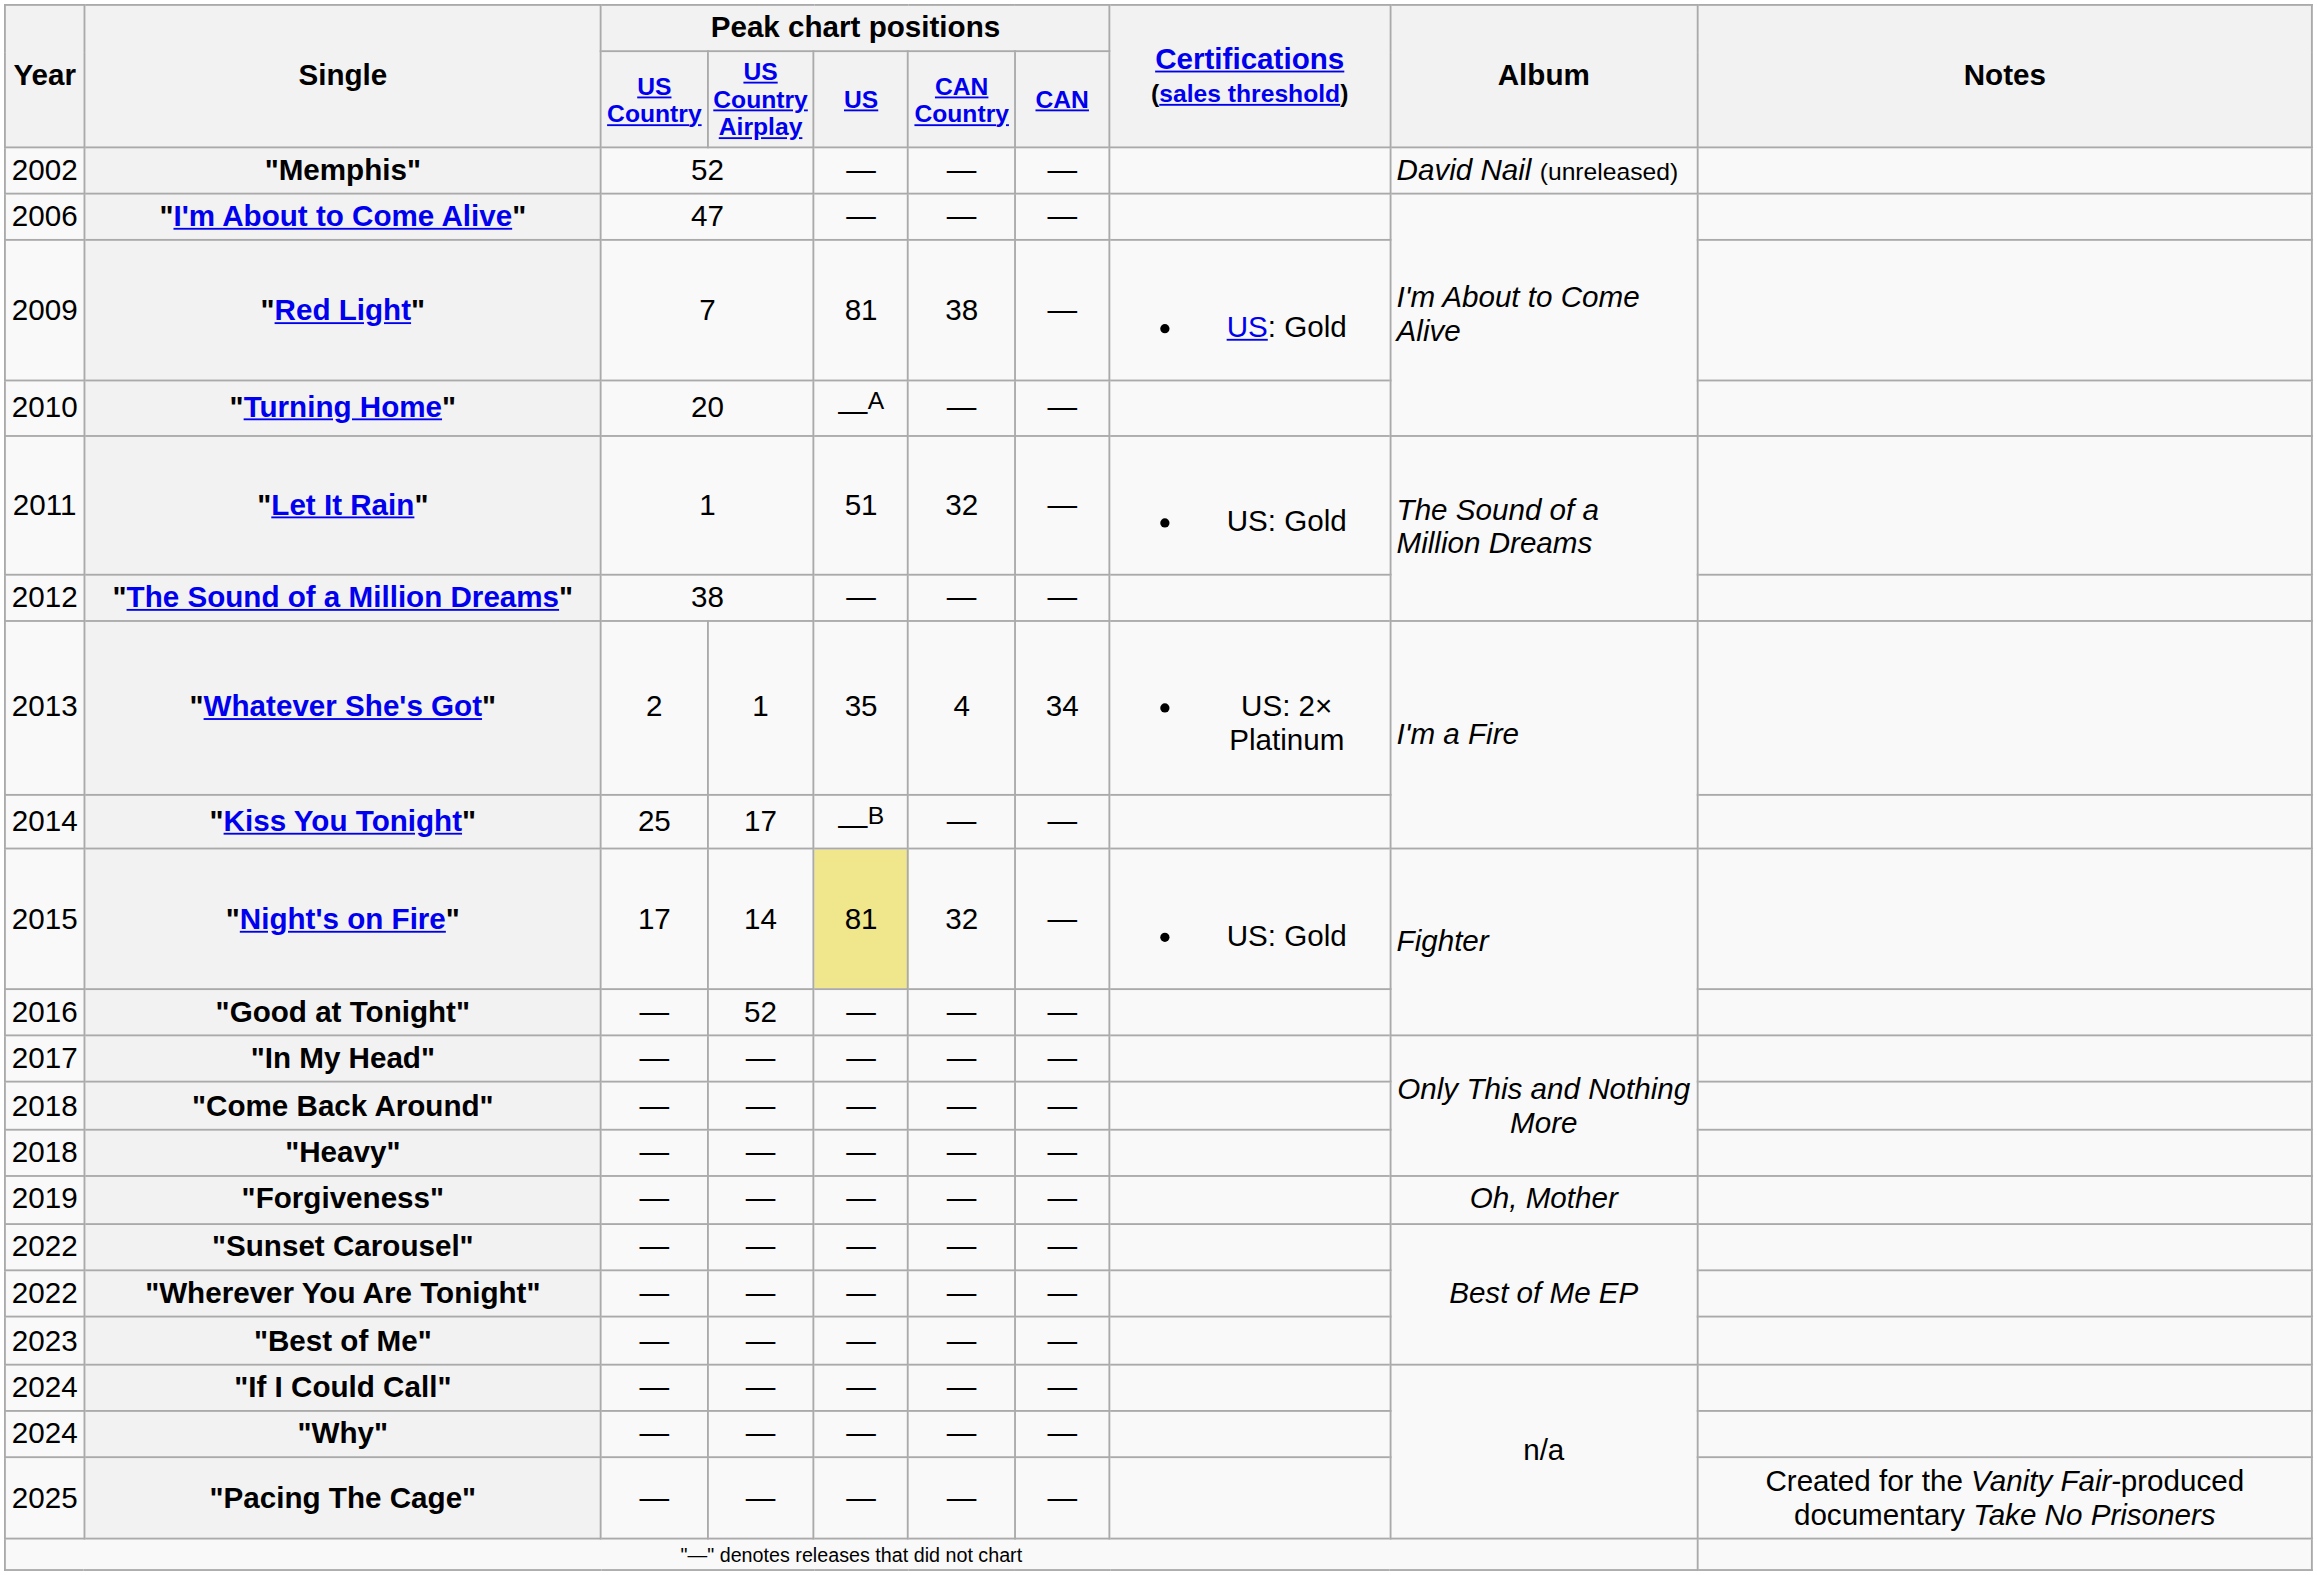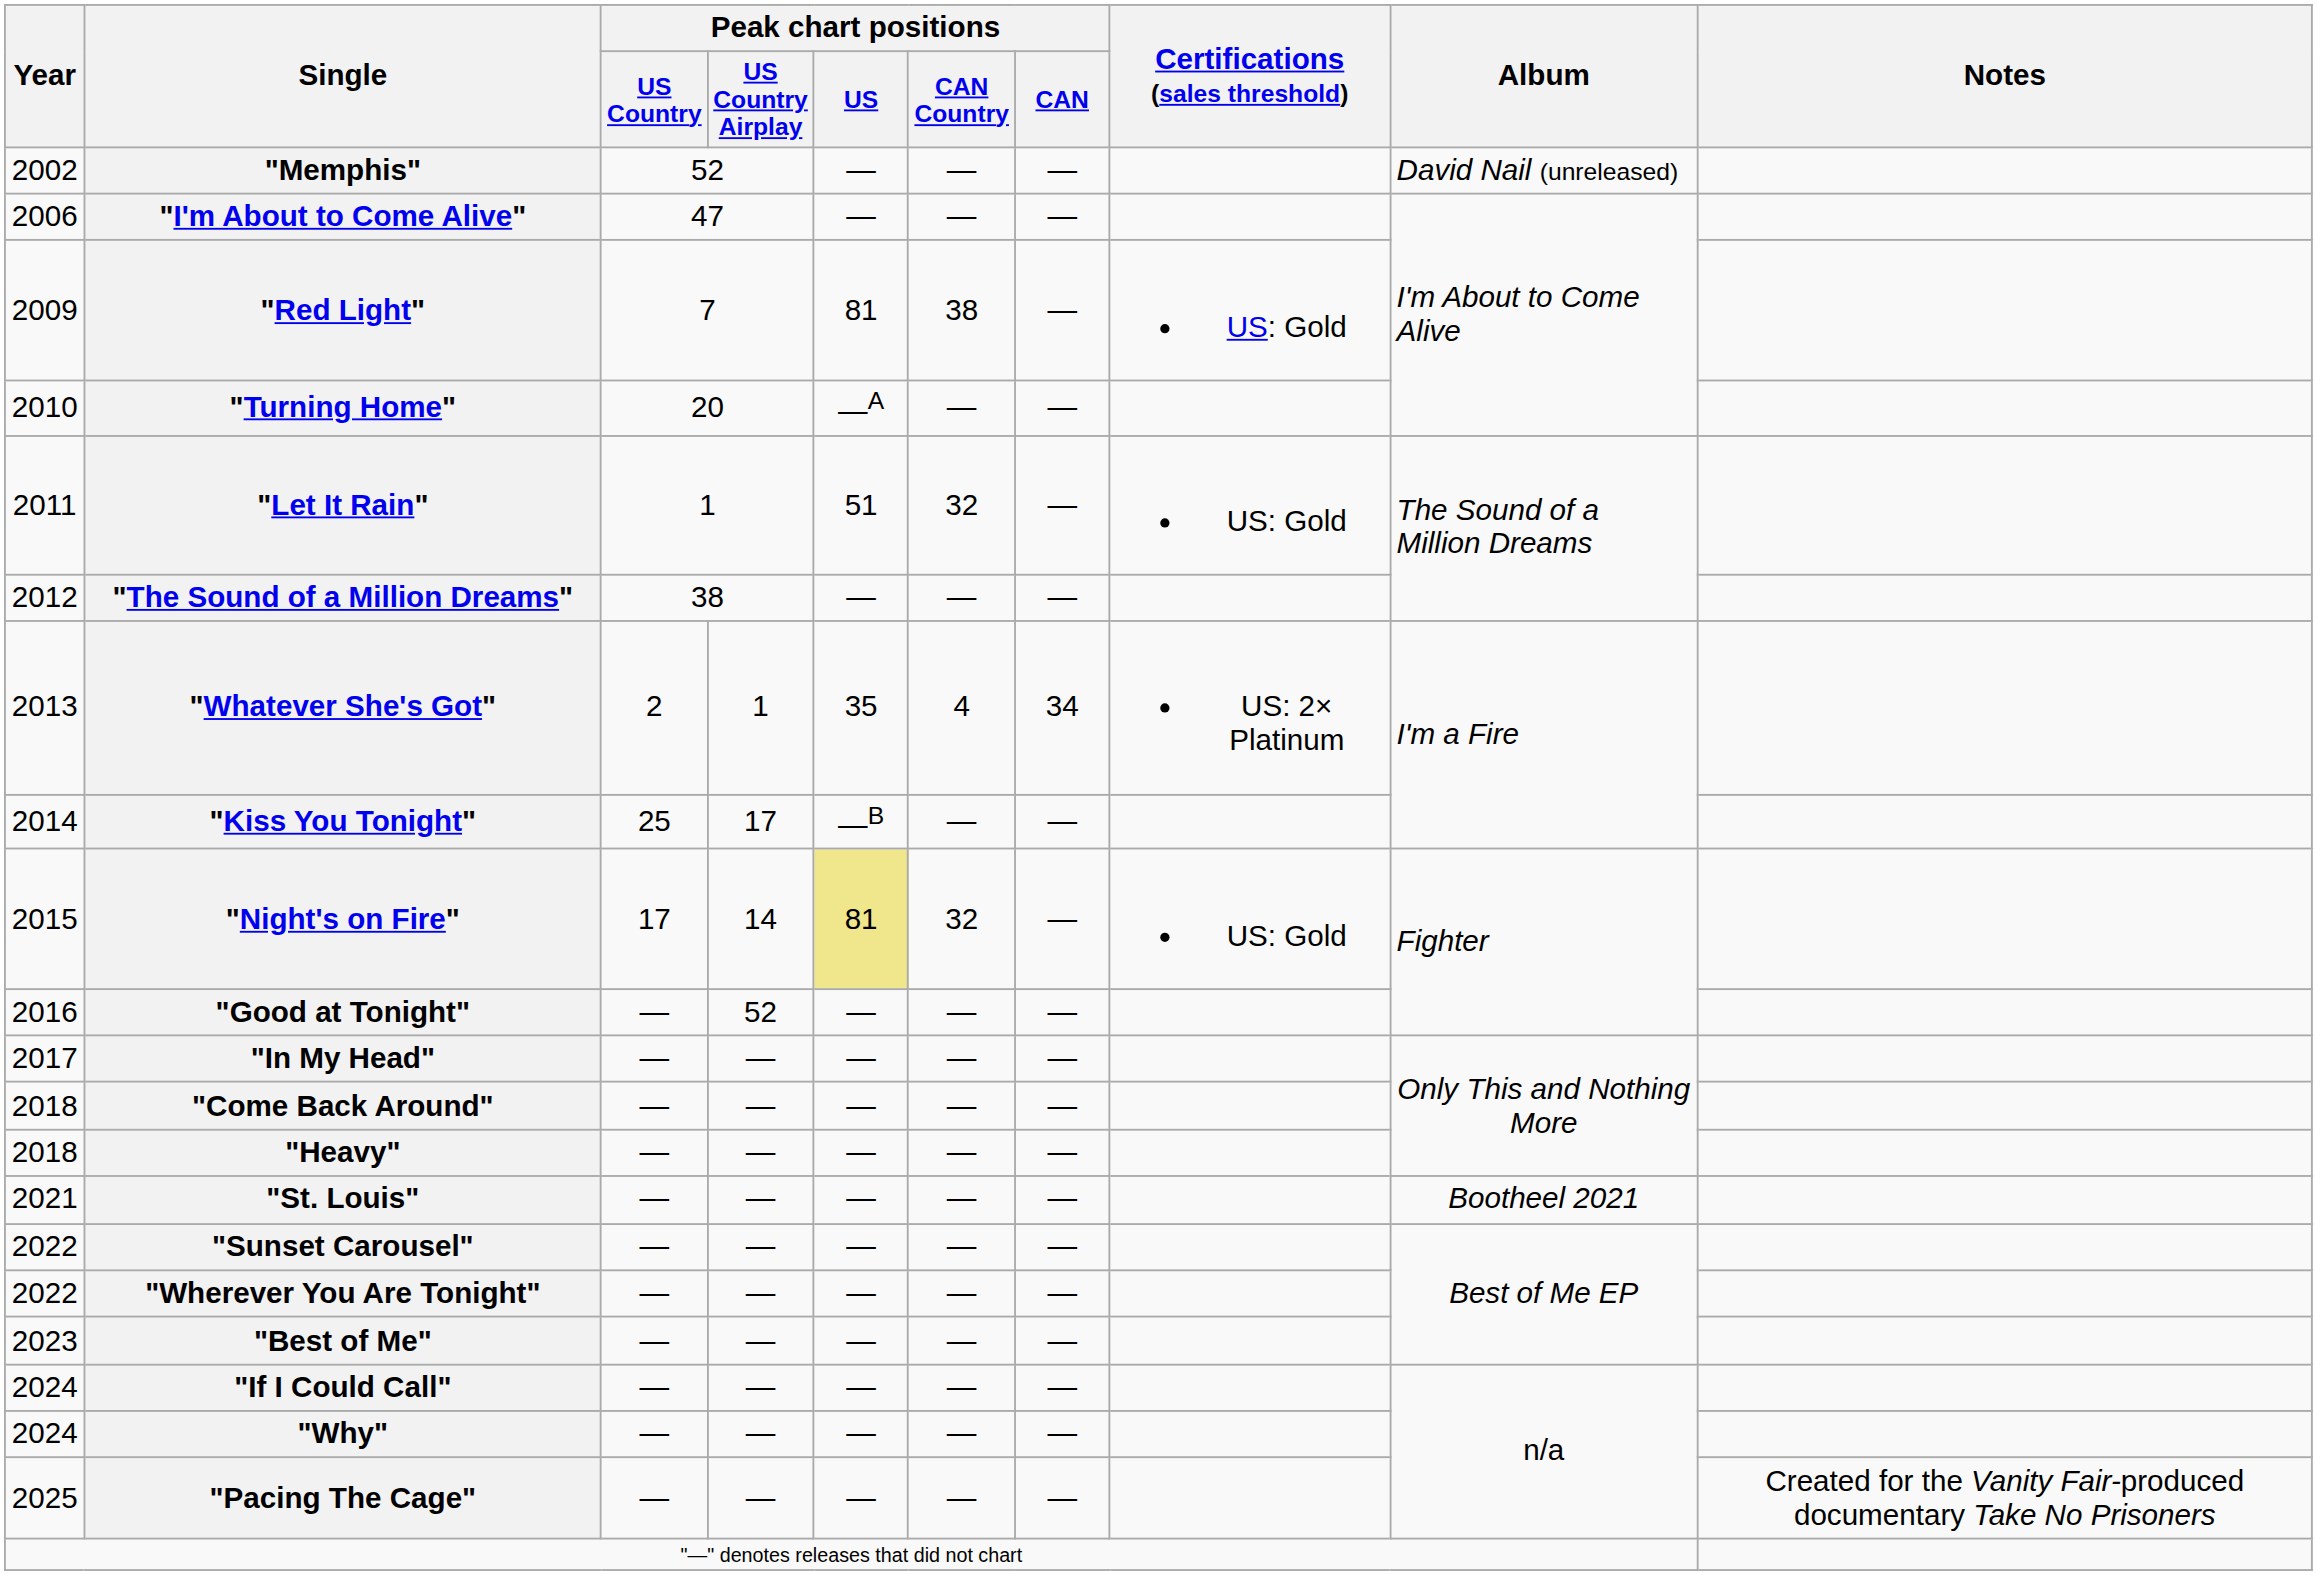- row: (343, 1199)
+ row: (343, 1199)
